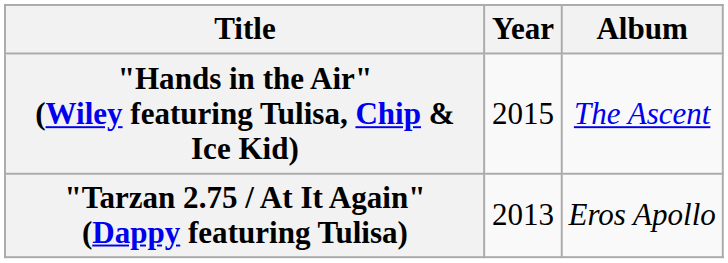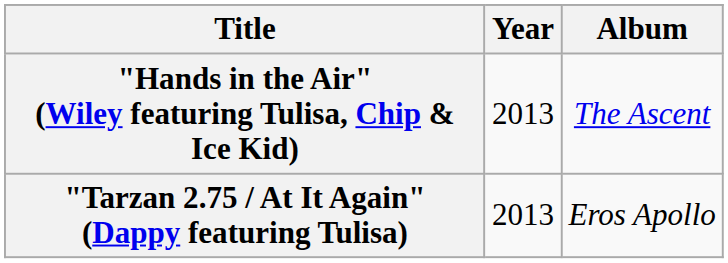(523, 113) 2015 -> (523, 113) 2013
